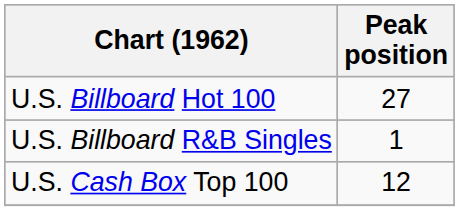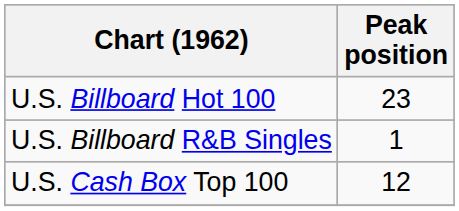(396, 98) 27 -> (396, 98) 23
